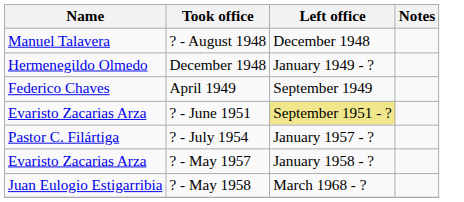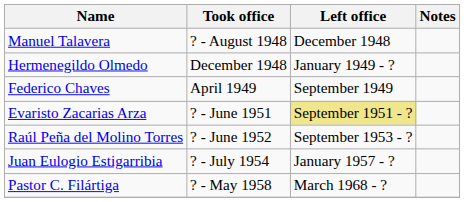+ row: (231, 137)
(64, 137) Pastor C. Filártiga -> (85, 161) Juan Eulogio Estigarribia
- row: (210, 161)
(85, 185) Juan Eulogio Estigarribia -> (64, 185) Pastor C. Filártiga
